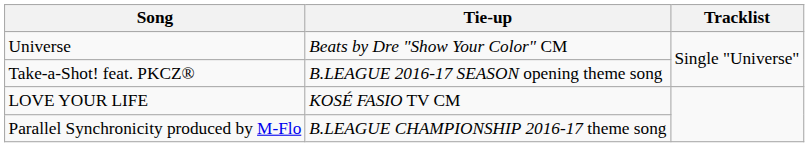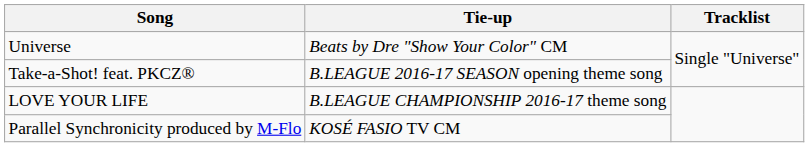(385, 100) KOSÉ FASIO TV CM -> (488, 100) B.LEAGUE CHAMPIONSHIP 2016-17 theme song
(488, 127) B.LEAGUE CHAMPIONSHIP 2016-17 theme song -> (385, 127) KOSÉ FASIO TV CM
